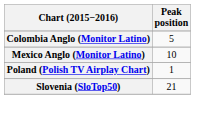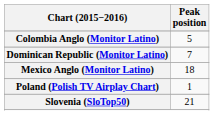+ row: (87, 54)
(171, 54) 10 -> (190, 70) 18
